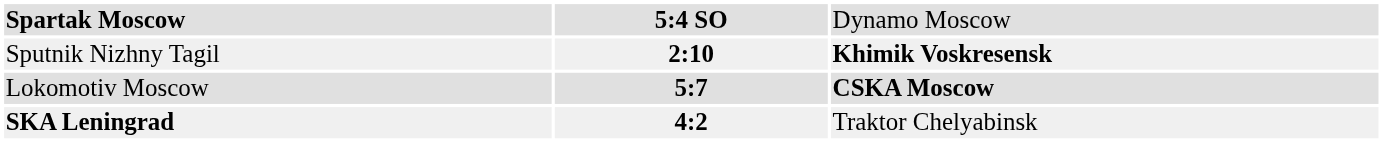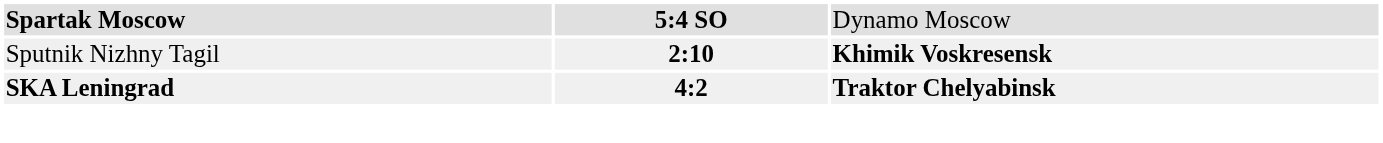- row: (107, 88)
(935, 122) normal -> (944, 88) bold
